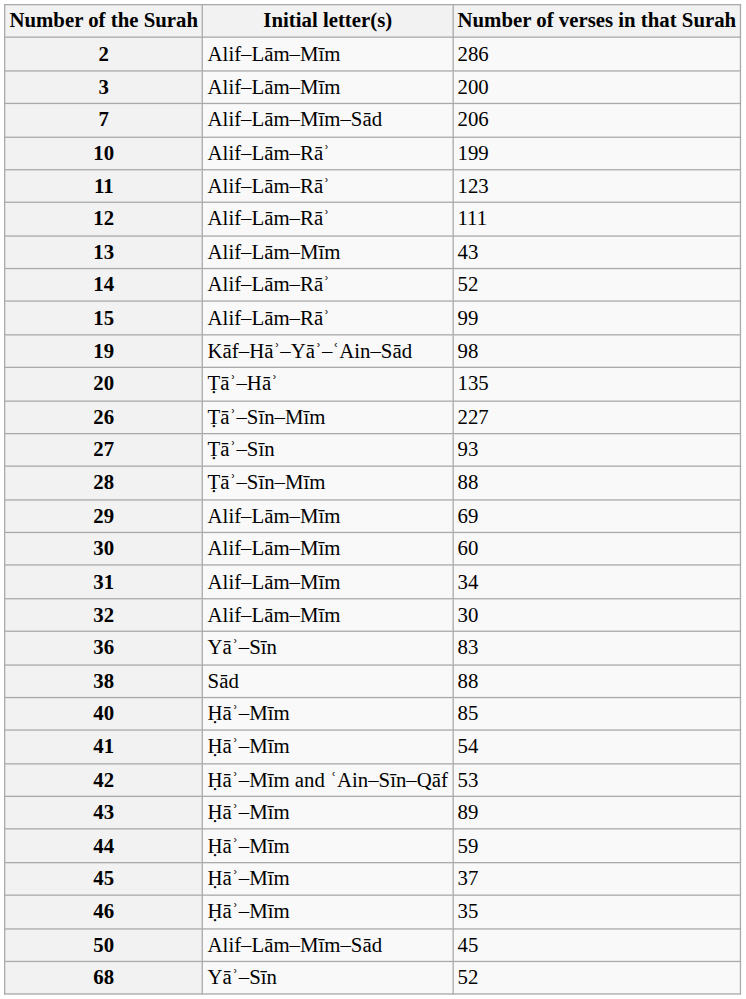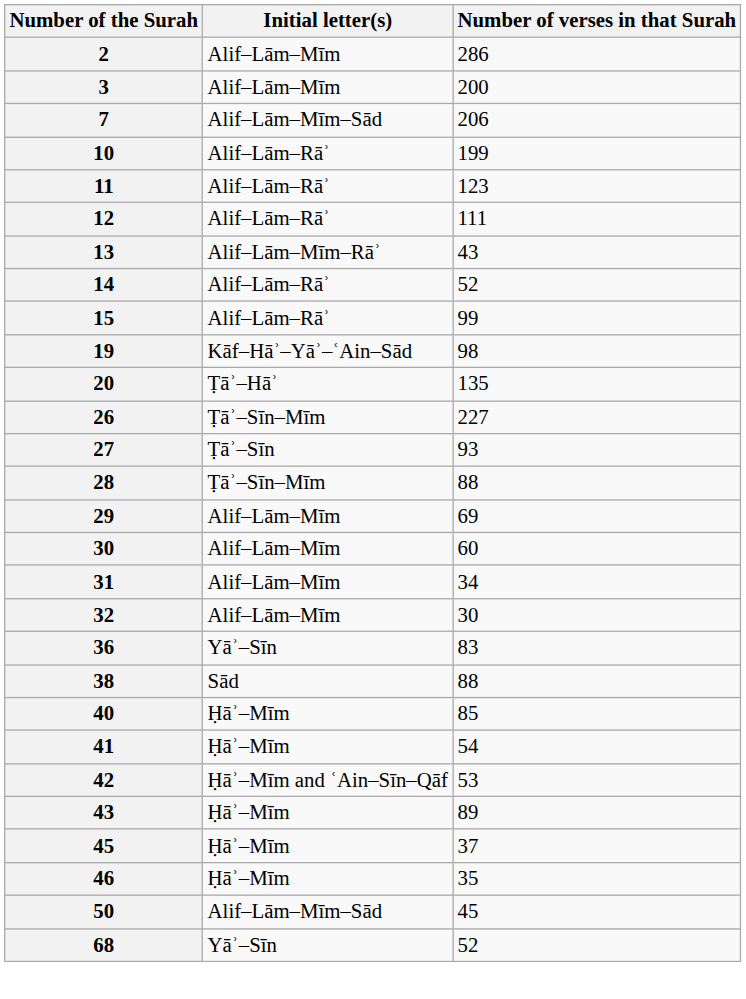(274, 251) Alif–Lām–Mīm -> (294, 251) Alif–Lām–Mīm–Rāʾ
- row: (104, 845)
